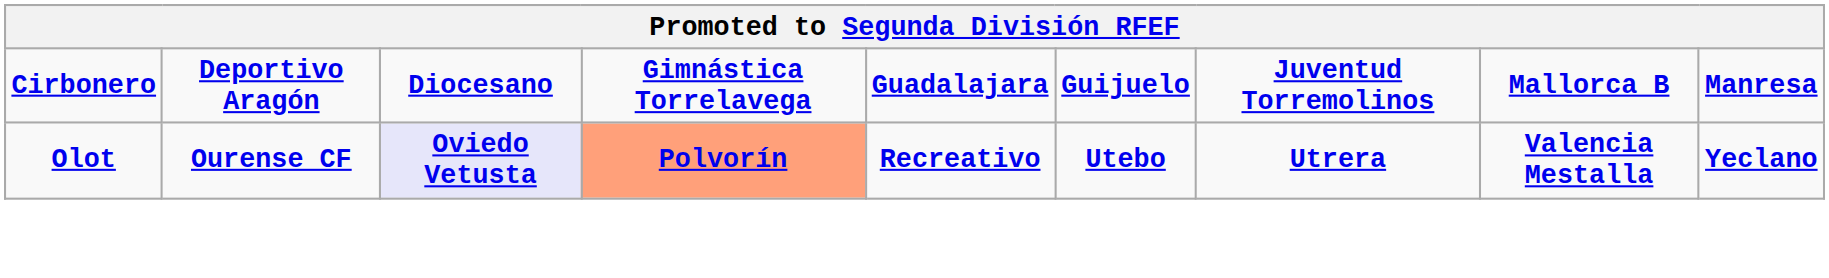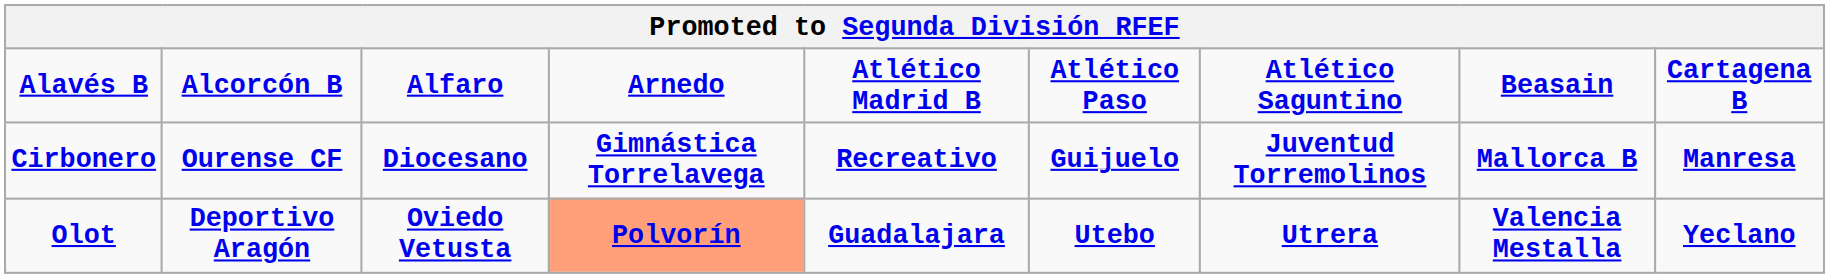+ row: (84, 86)
(271, 86) Deportivo Aragón -> (262, 160) Ourense CF
(960, 86) Guadalajara -> (917, 160) Recreativo
(271, 160) Ourense CF -> (262, 235) Deportivo Aragón
(481, 160) lavender background -> (455, 235) no background
(960, 160) Recreativo -> (917, 235) Guadalajara
